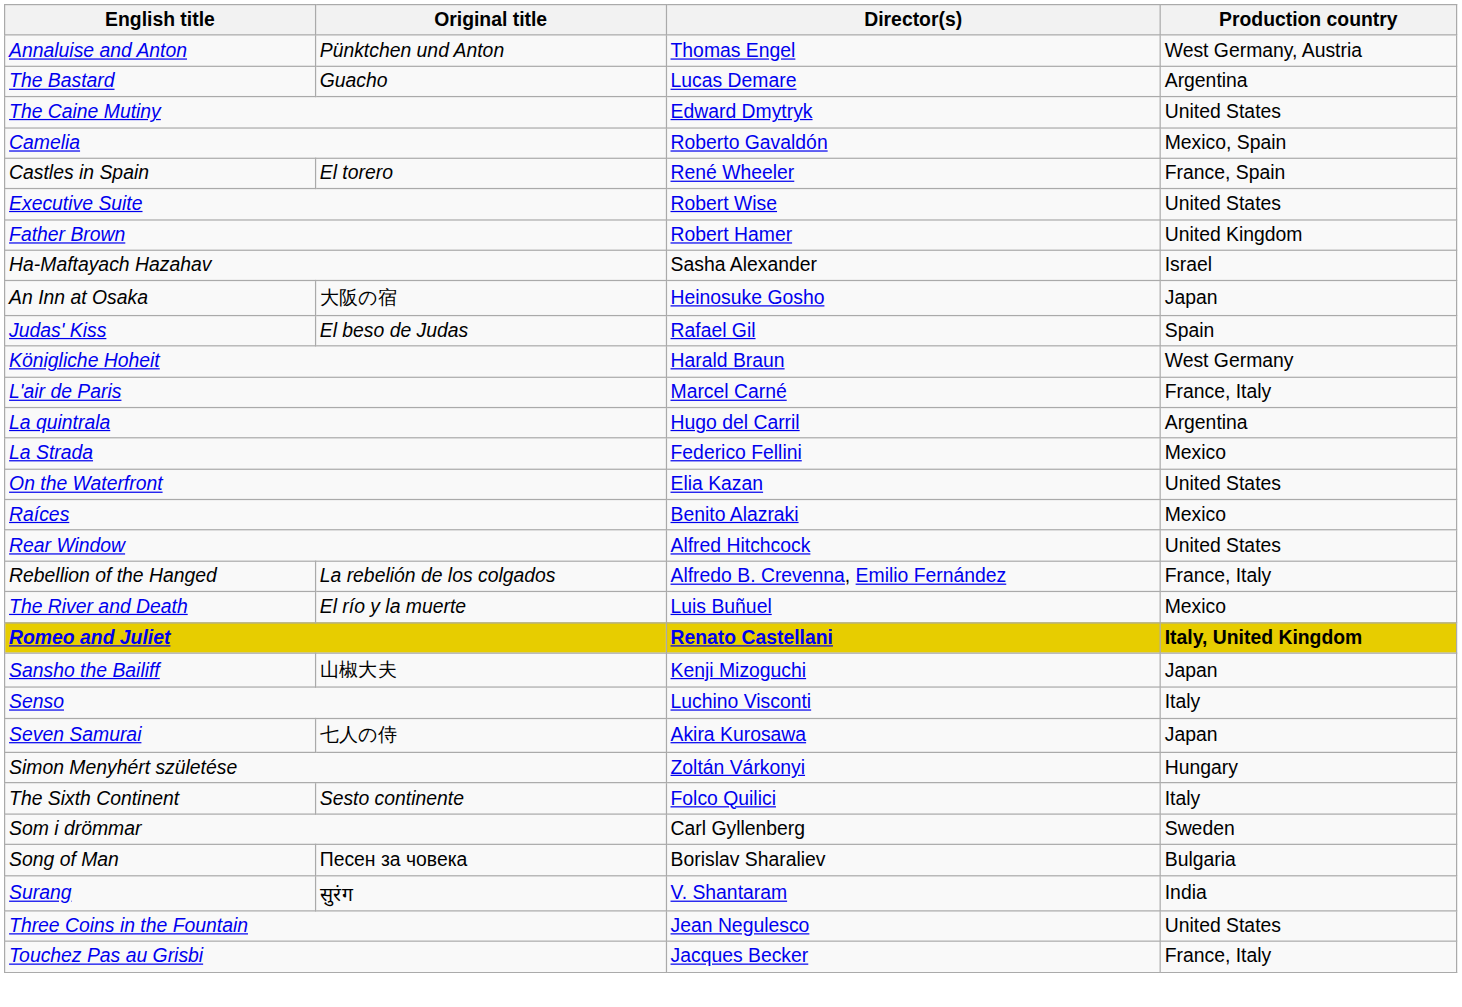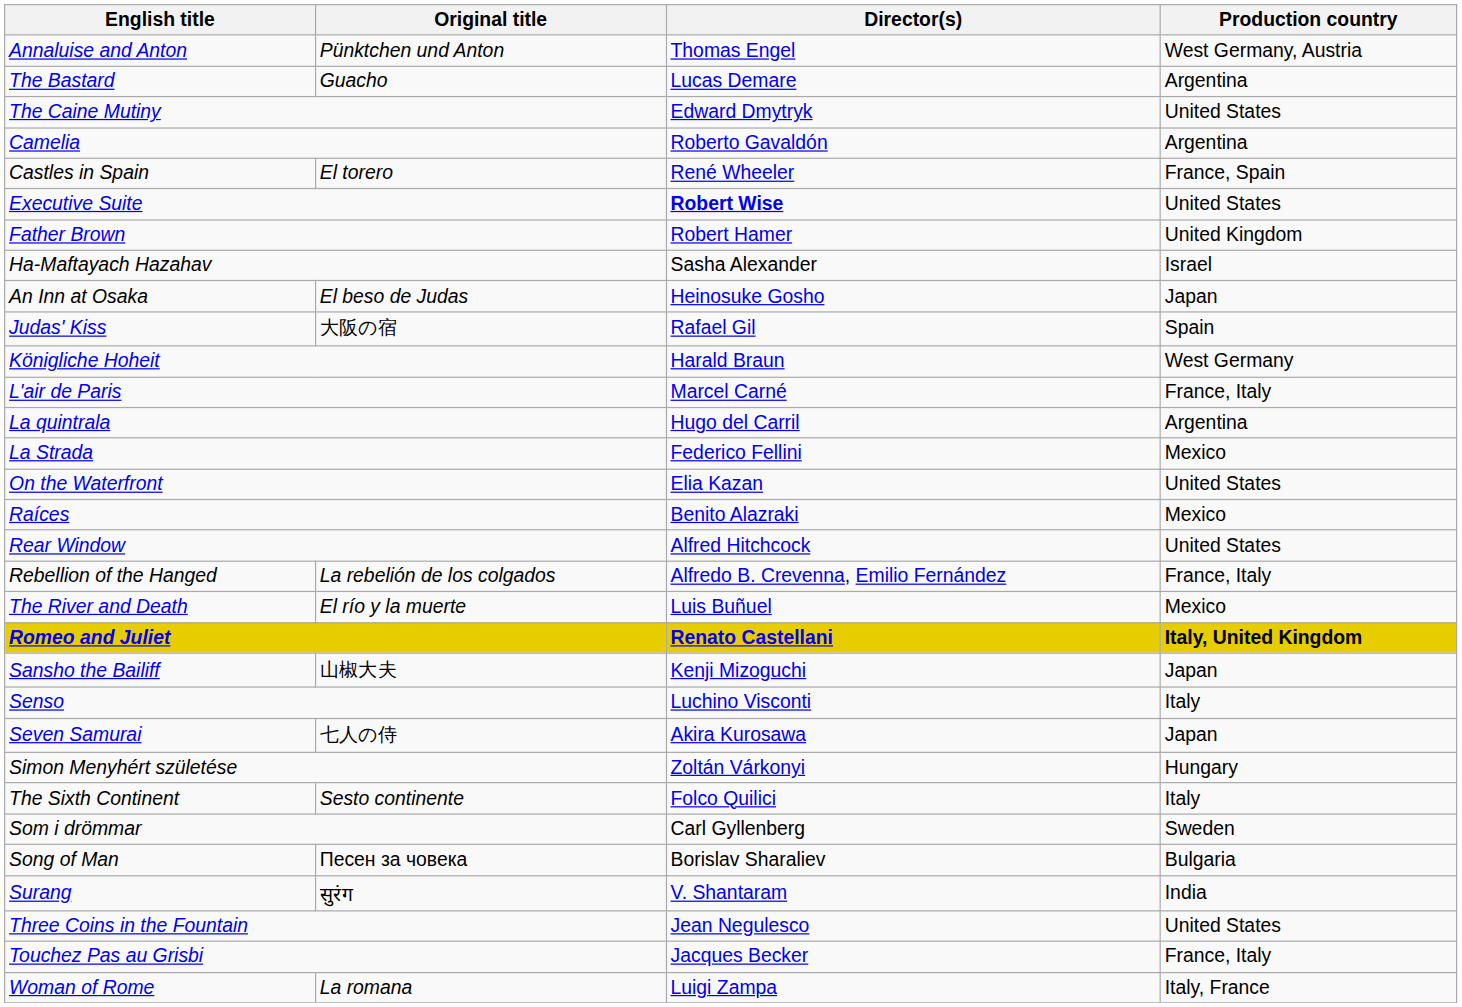(1226, 142) Mexico, Spain -> (1206, 142) Argentina
(724, 204) normal -> (727, 204) bold
(358, 297) 大阪の宿 -> (394, 296) El beso de Judas
(394, 330) El beso de Judas -> (358, 328) 大阪の宿
+ row: (82, 987)
